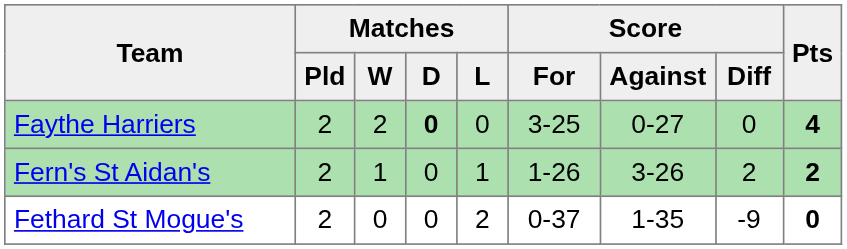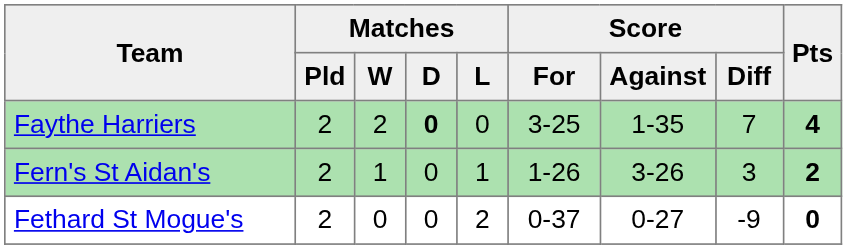(658, 124) 0-27 -> (658, 124) 1-35
(749, 124) 0 -> (749, 124) 7
(749, 171) 2 -> (749, 171) 3
(658, 219) 1-35 -> (658, 219) 0-27
